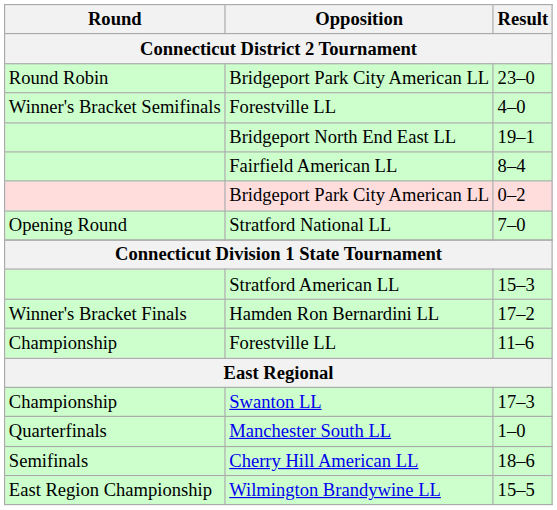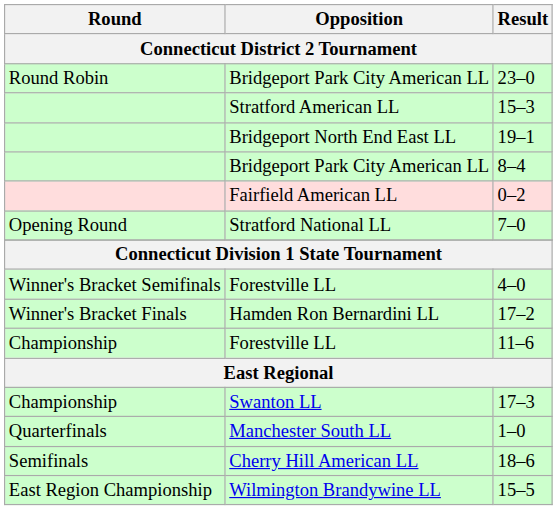rows swapped: (516, 284) <-> (512, 107)
(313, 166) Fairfield American LL -> (359, 166) Bridgeport Park City American LL
(359, 195) Bridgeport Park City American LL -> (313, 195) Fairfield American LL
